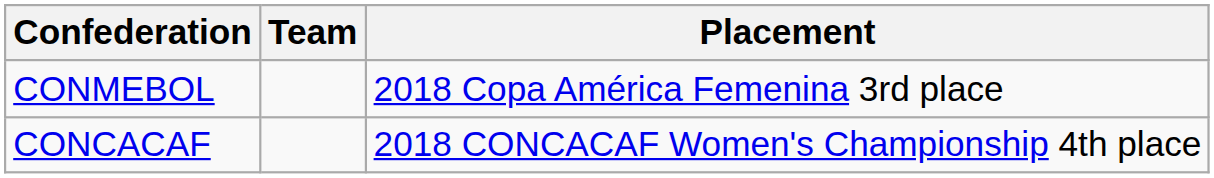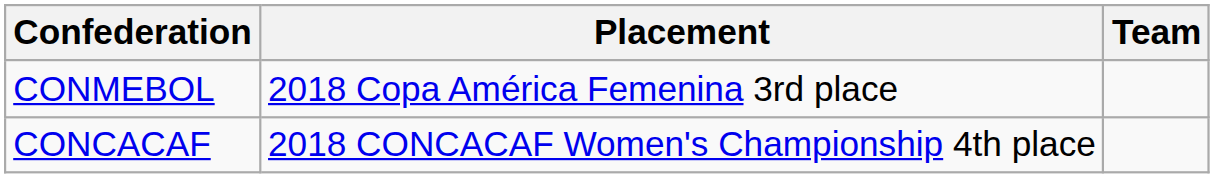columns swapped: (787, 32) <-> (313, 32)
